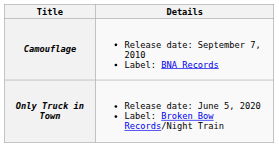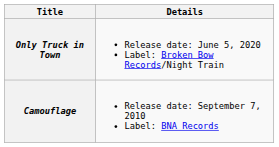rows swapped: (50, 49) <-> (50, 111)
